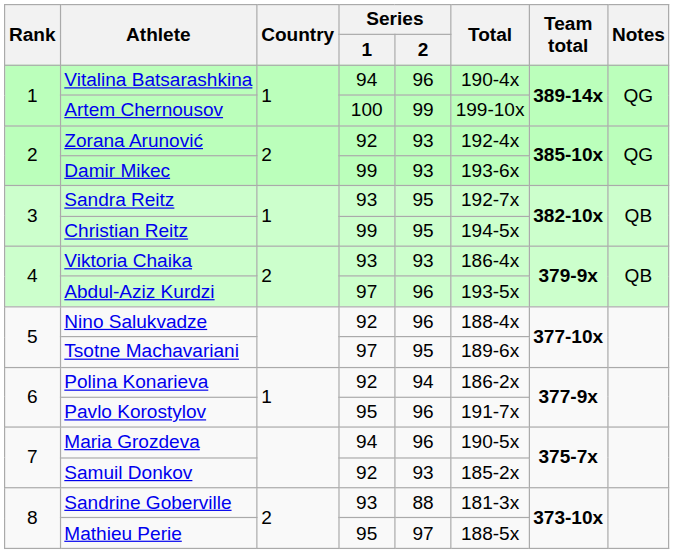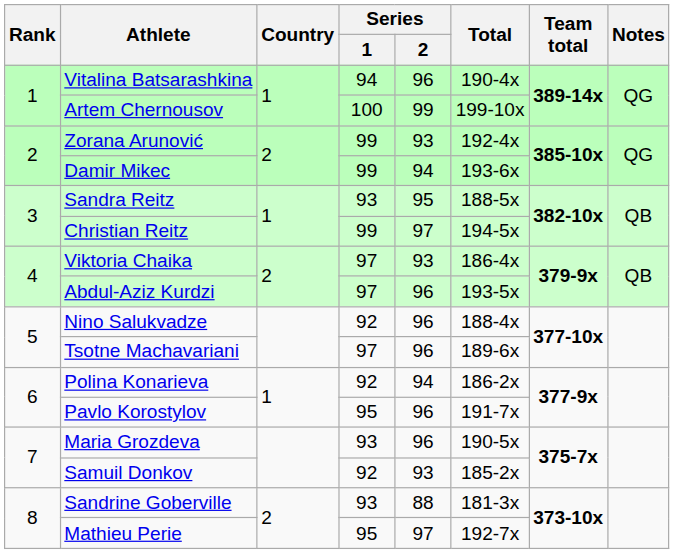(367, 140) 92 -> (367, 140) 99
(423, 170) 93 -> (423, 170) 94
(490, 200) 192-7x -> (490, 200) 188-5x
(423, 230) 95 -> (423, 230) 97
(367, 261) 93 -> (367, 261) 97
(423, 351) 95 -> (423, 351) 96
(367, 442) 94 -> (367, 442) 93
(490, 532) 188-5x -> (490, 532) 192-7x
